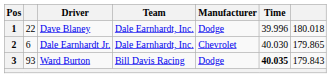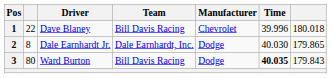(154, 28) Dale Earnhardt, Inc. -> (150, 28) Bill Davis Racing
(211, 28) Dodge -> (217, 28) Chevrolet
(28, 44) 6 -> (28, 44) 8
(217, 44) Chevrolet -> (211, 44) Dodge
(31, 60) 93 -> (31, 60) 80
